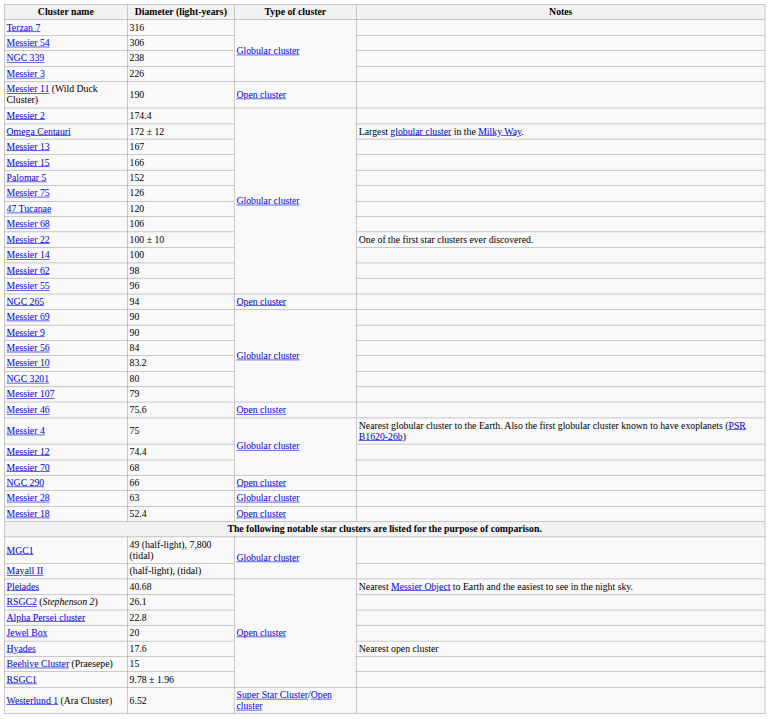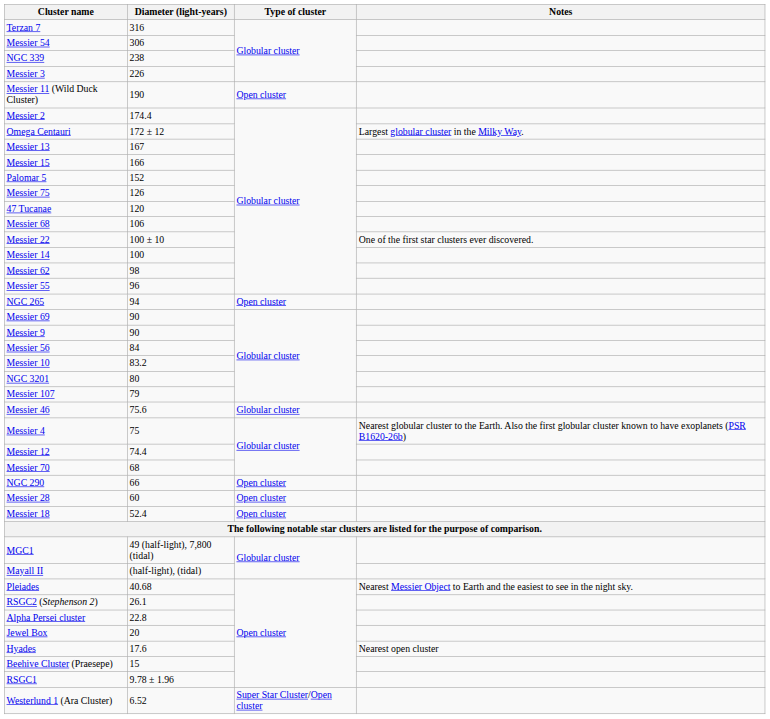(261, 410) Open cluster -> (268, 410) Globular cluster
(134, 498) 63 -> (134, 498) 60
(268, 498) Globular cluster -> (261, 498) Open cluster
